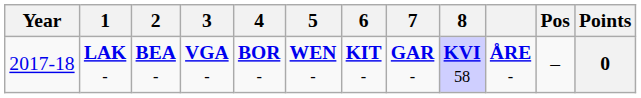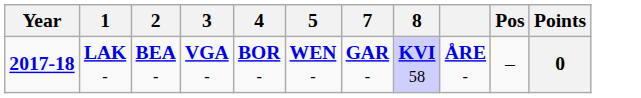- column: (364, 20)
(42, 64) normal -> (42, 64) bold
